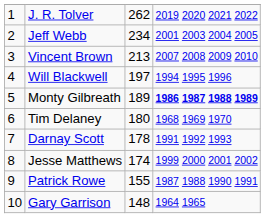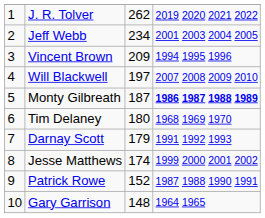(139, 56) 213 -> (139, 56) 209
(207, 56) 2007 2008 2009 2010 -> (194, 56) 1994 1995 1996
(194, 77) 1994 1995 1996 -> (207, 77) 2007 2008 2009 2010
(139, 98) 189 -> (139, 98) 187
(139, 139) 178 -> (139, 139) 179
(139, 181) 155 -> (139, 181) 152
